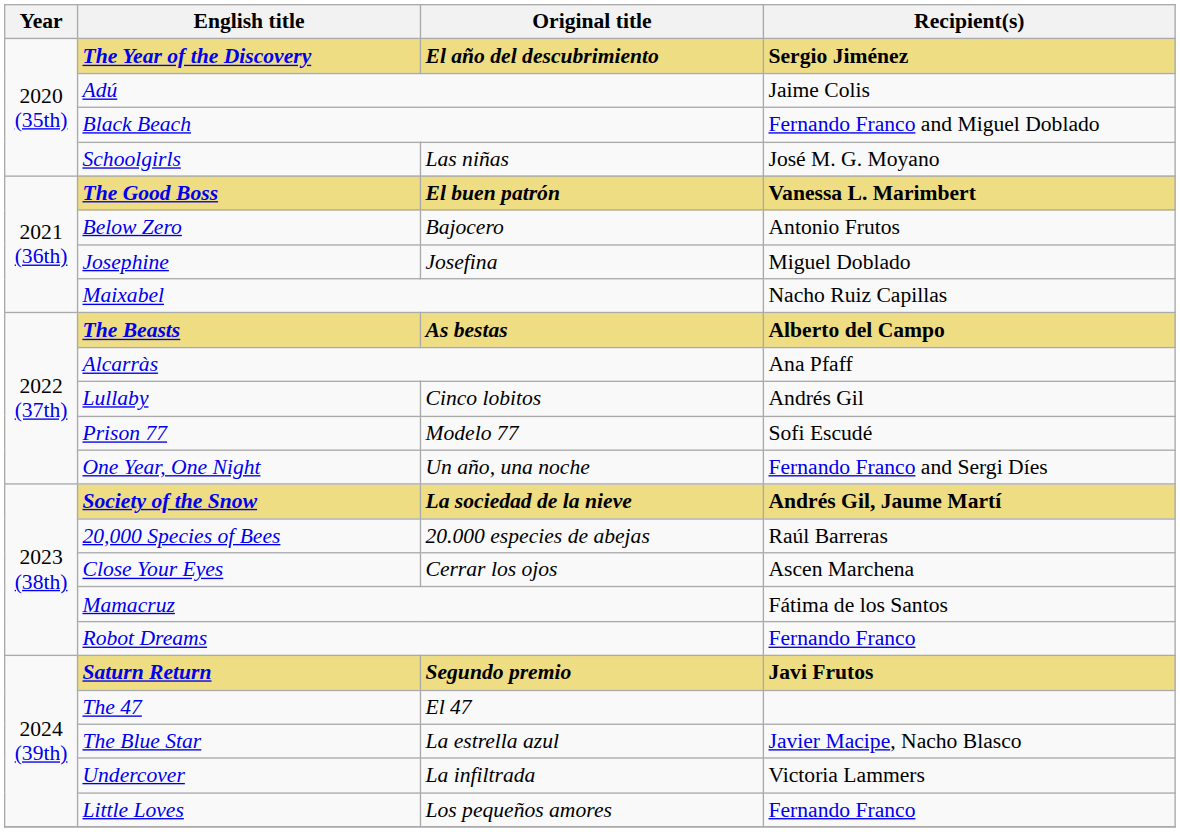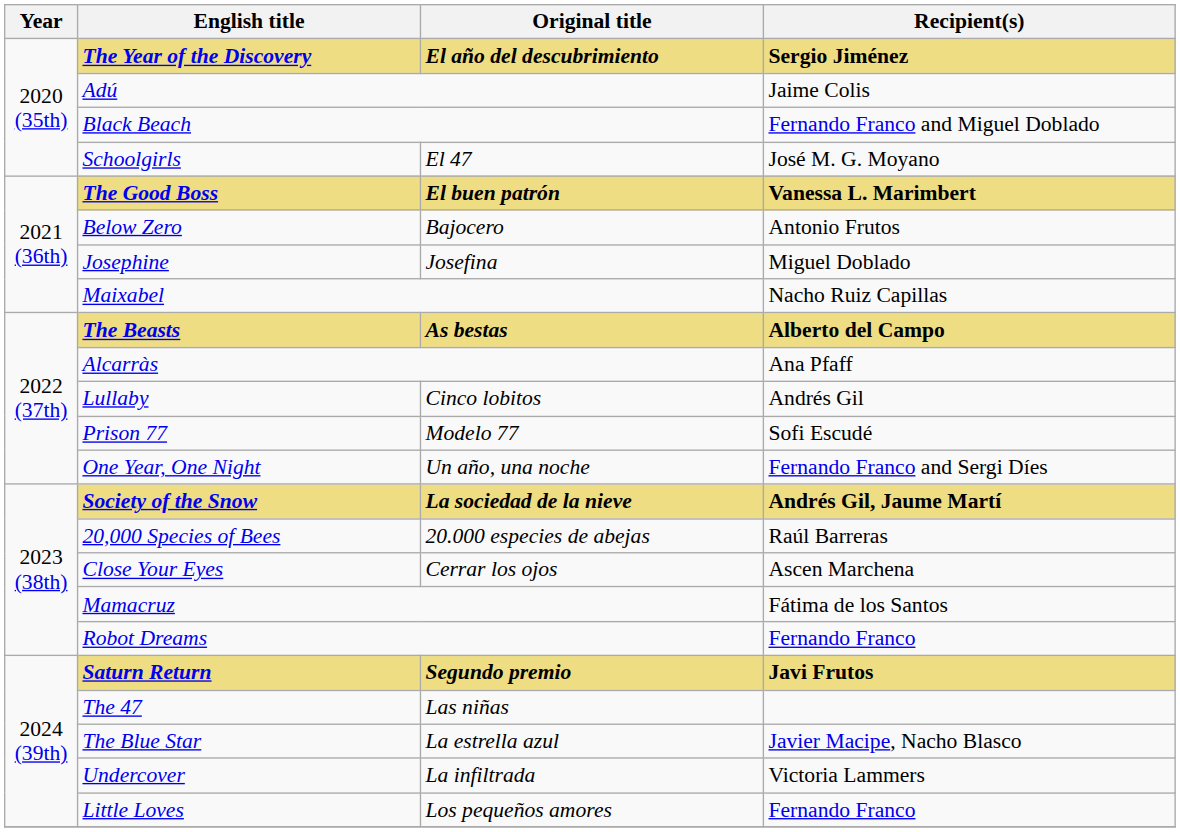(467, 158) Las niñas -> (449, 158) El 47
(449, 706) El 47 -> (467, 706) Las niñas
